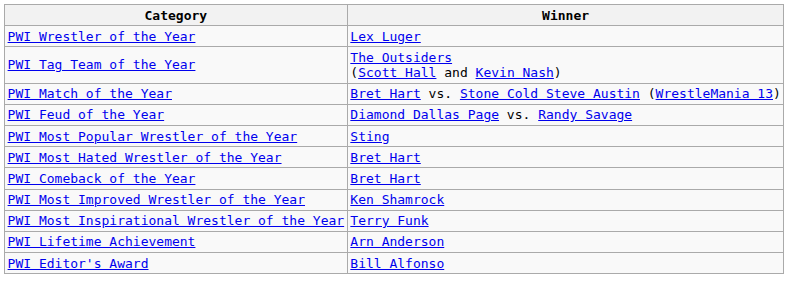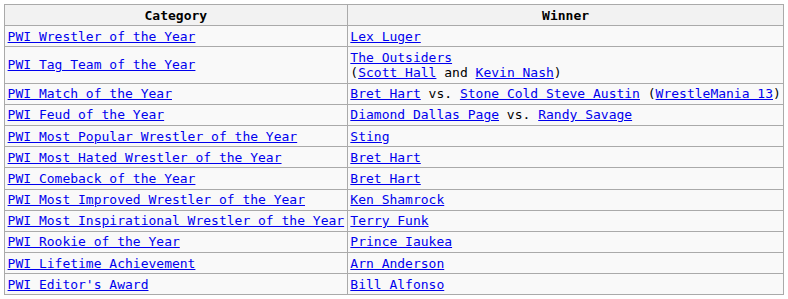+ row: (94, 242)
